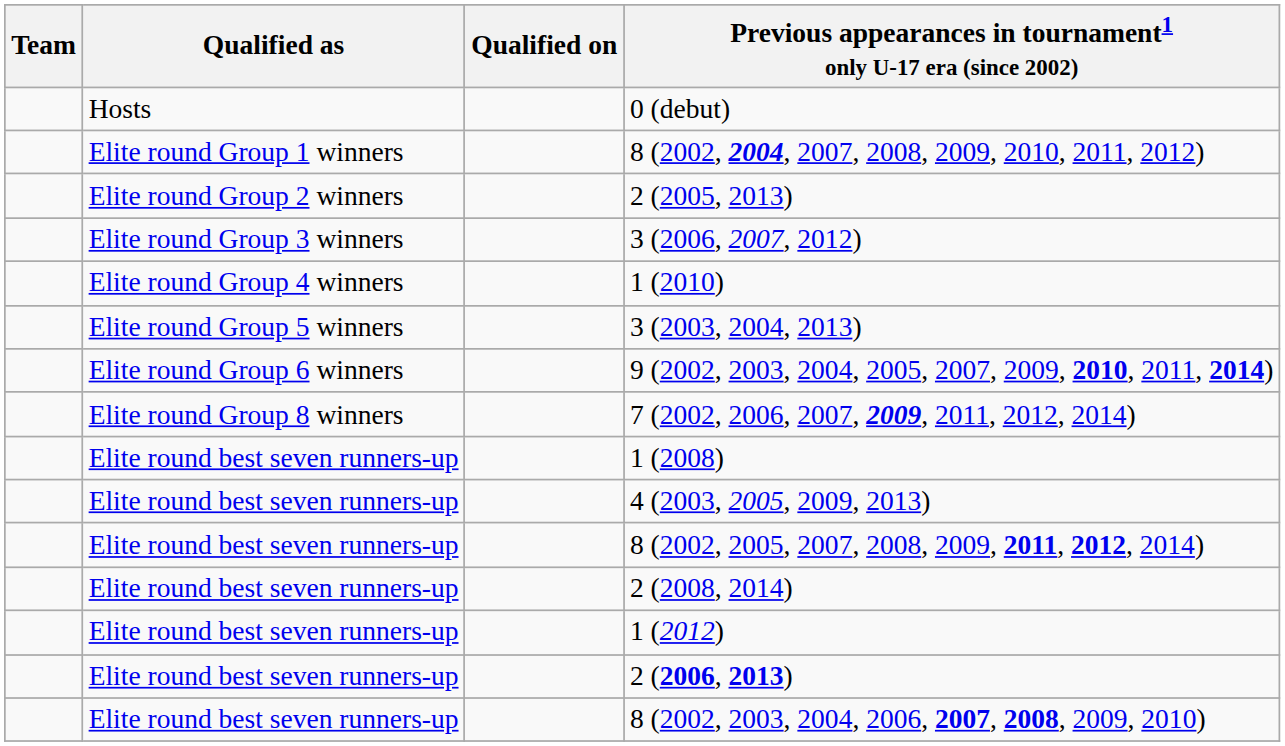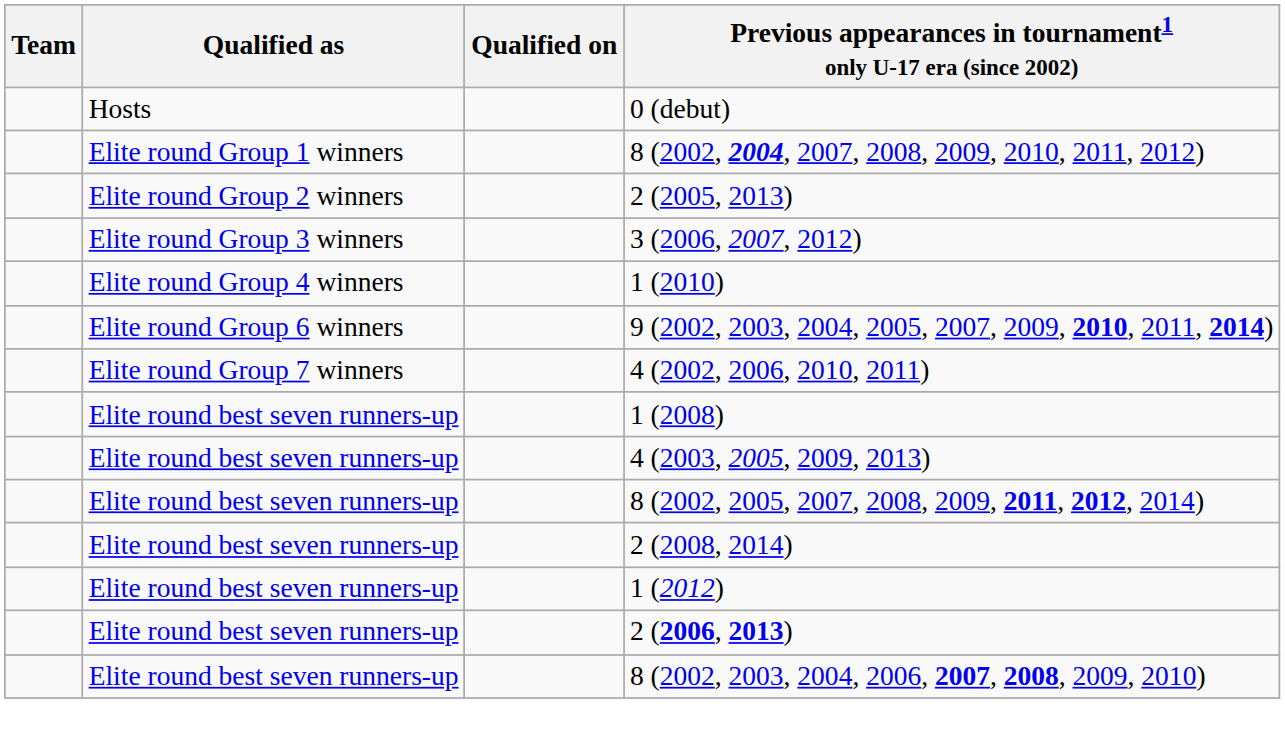- row: (746, 326)
+ row: (780, 370)
- row: (883, 413)
